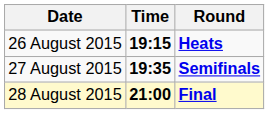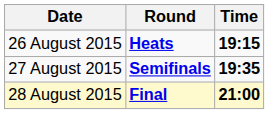columns swapped: (150, 17) <-> (219, 17)
